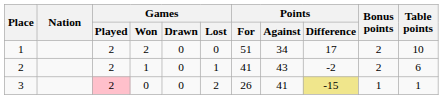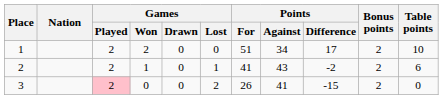(331, 85) khaki background -> (331, 85) no background
(378, 85) 1 -> (378, 85) 2
(418, 85) 1 -> (418, 85) 0
